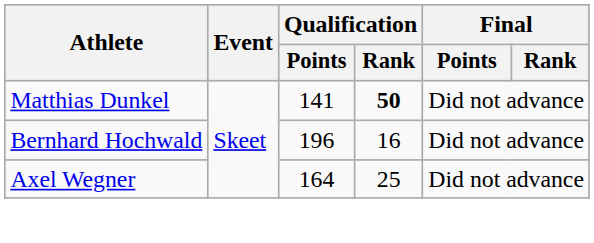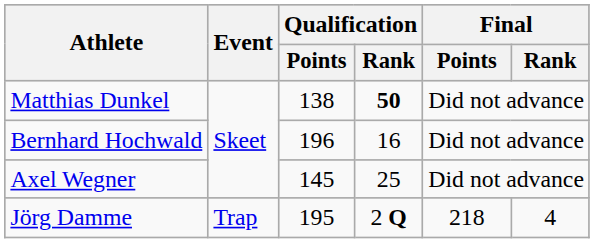(316, 100) 141 -> (316, 100) 138
(316, 179) 164 -> (316, 179) 145
+ row: (71, 218)
